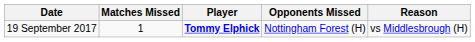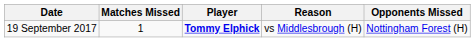columns swapped: (419, 12) <-> (315, 12)
